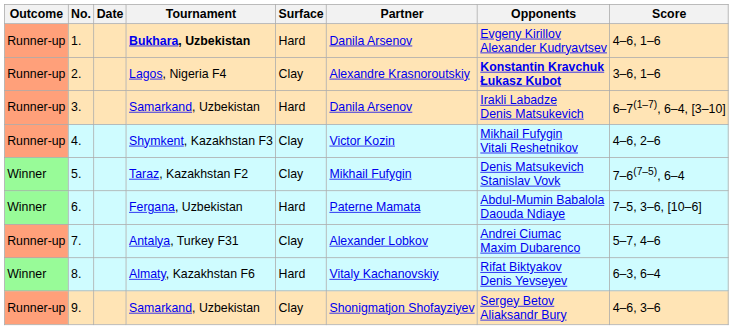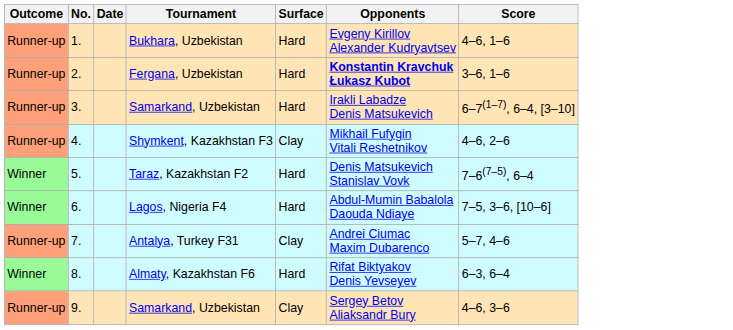- column: (402, 14)
(190, 40) bold -> (186, 40) normal
(178, 74) Lagos, Nigeria F4 -> (186, 74) Fergana, Uzbekistan
(291, 74) Clay -> (292, 74) Hard
(291, 174) Clay -> (292, 174) Hard
(186, 207) Fergana, Uzbekistan -> (178, 207) Lagos, Nigeria F4
